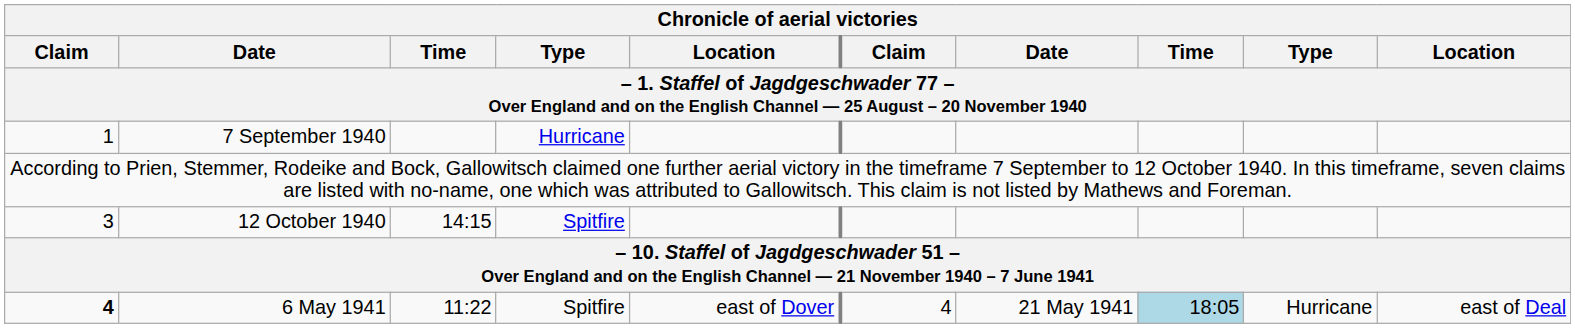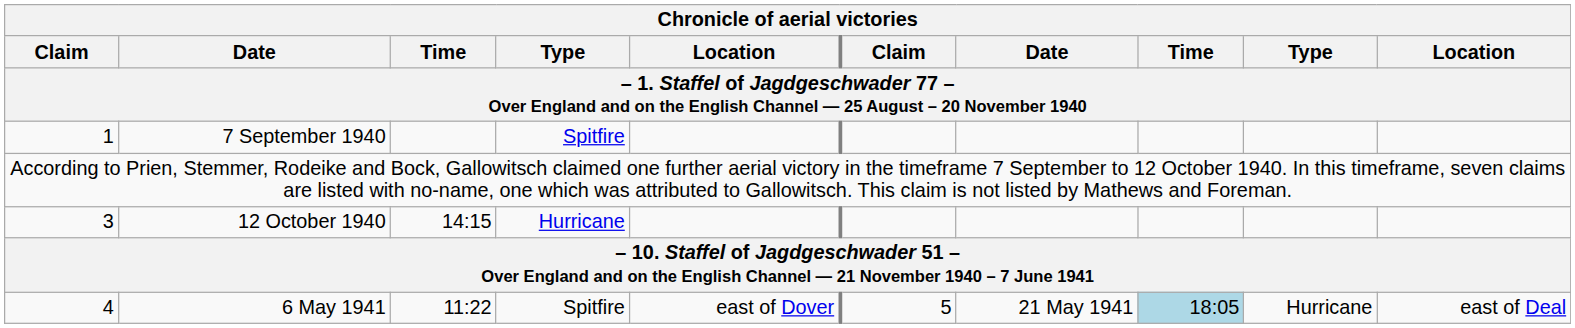(582, 136) Hurricane -> (594, 136) Spitfire
(594, 222) Spitfire -> (582, 222) Hurricane
(108, 307) bold -> (108, 307) normal
(946, 307) 4 -> (946, 307) 5
